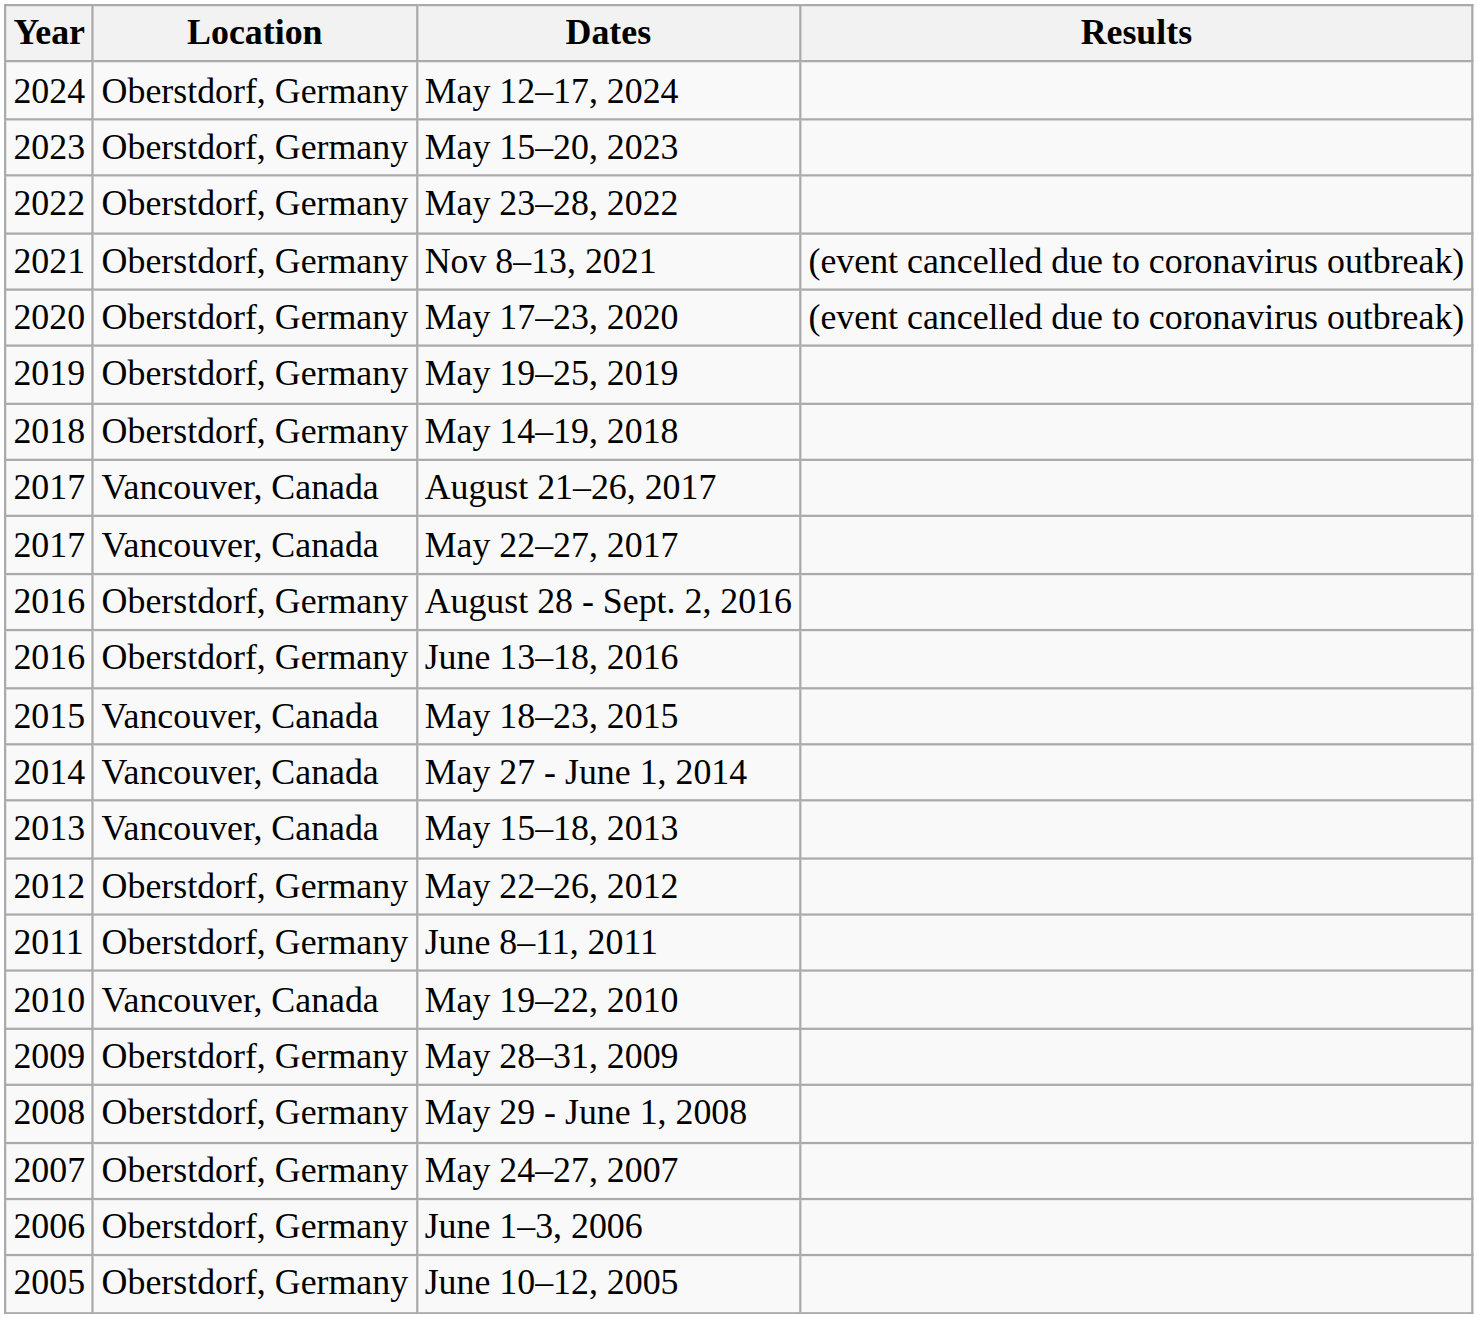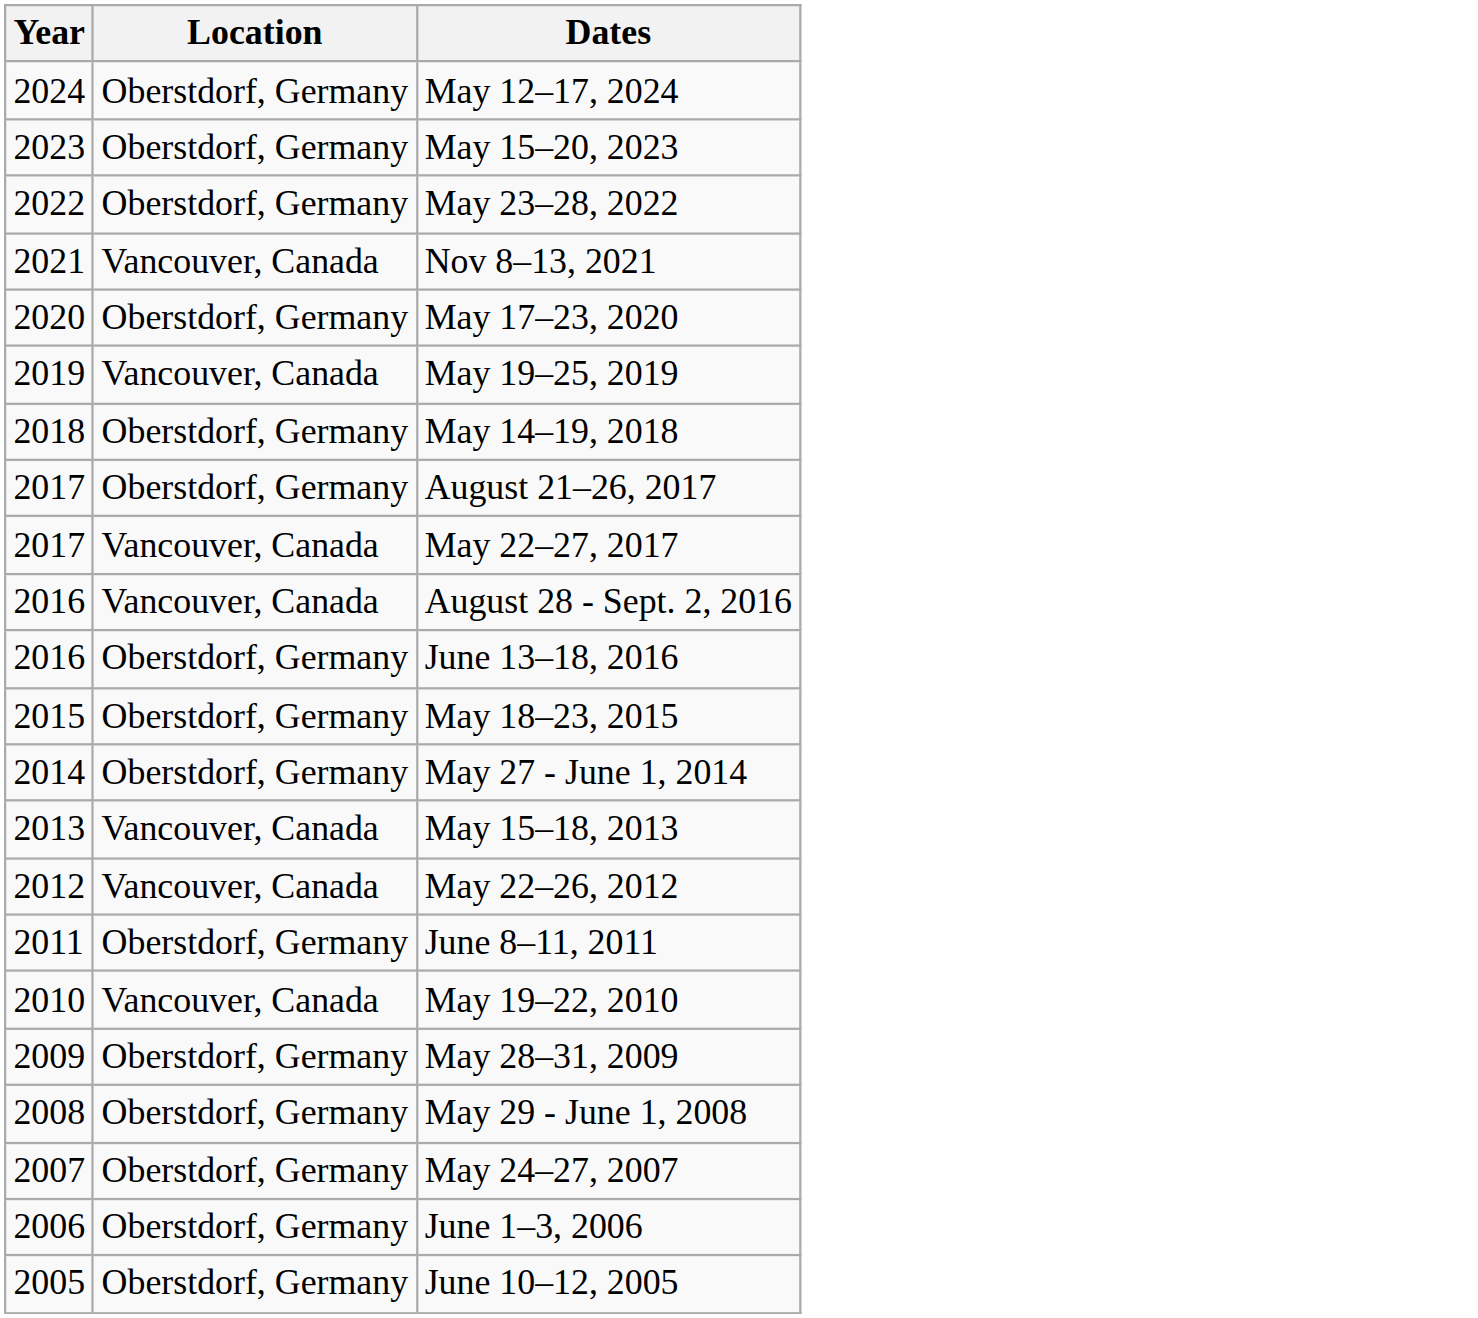- column: (1136, 32)
(255, 260) Oberstdorf, Germany -> (240, 260) Vancouver, Canada
(255, 373) Oberstdorf, Germany -> (240, 373) Vancouver, Canada
(240, 487) Vancouver, Canada -> (255, 487) Oberstdorf, Germany
(255, 601) Oberstdorf, Germany -> (240, 601) Vancouver, Canada
(240, 714) Vancouver, Canada -> (255, 714) Oberstdorf, Germany
(240, 771) Vancouver, Canada -> (255, 771) Oberstdorf, Germany
(255, 885) Oberstdorf, Germany -> (240, 885) Vancouver, Canada
